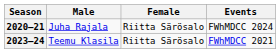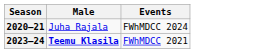- column: (164, 12)
(84, 41) normal -> (84, 41) bold
